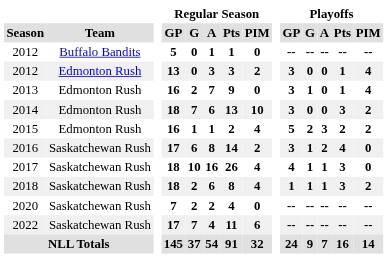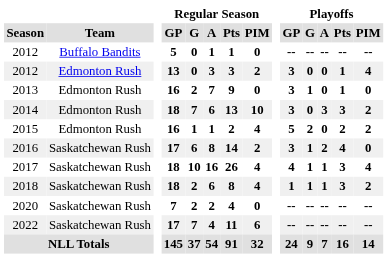(368, 90) 4 -> (368, 90) 0
(324, 109) 0 -> (324, 109) 3
(324, 128) 3 -> (324, 128) 0
(368, 167) 0 -> (368, 167) 4
